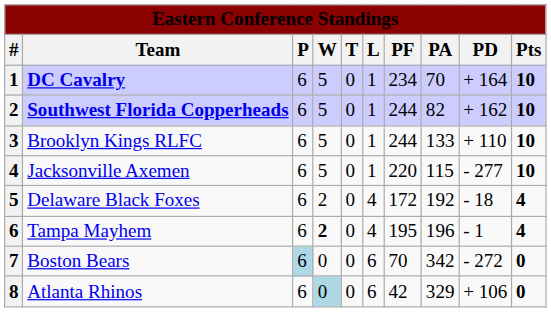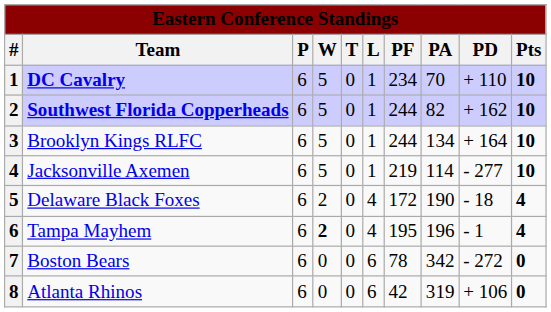(485, 79) + 164 -> (485, 79) + 110
(440, 140) 133 -> (440, 140) 134
(485, 140) + 110 -> (485, 140) + 164
(403, 170) 220 -> (403, 170) 219
(440, 170) 115 -> (440, 170) 114
(440, 200) 192 -> (440, 200) 190
(302, 261) lightblue background -> (302, 261) no background
(398, 261) 70 -> (398, 261) 78
(323, 291) lightblue background -> (323, 291) no background
(440, 291) 329 -> (440, 291) 319
